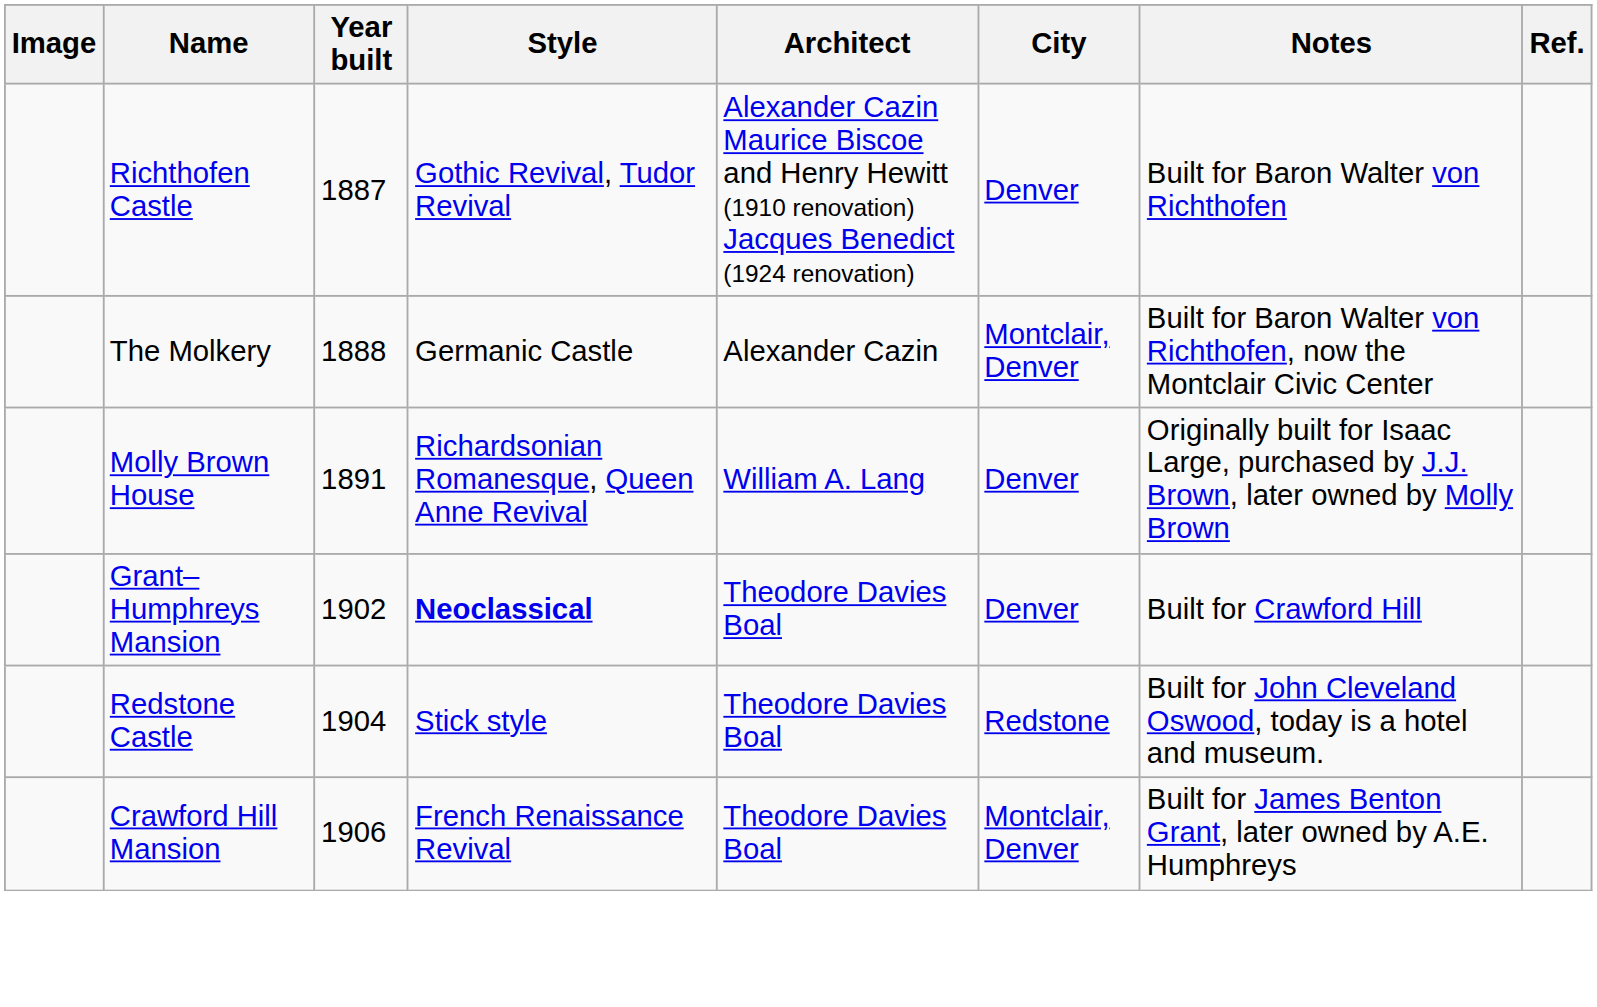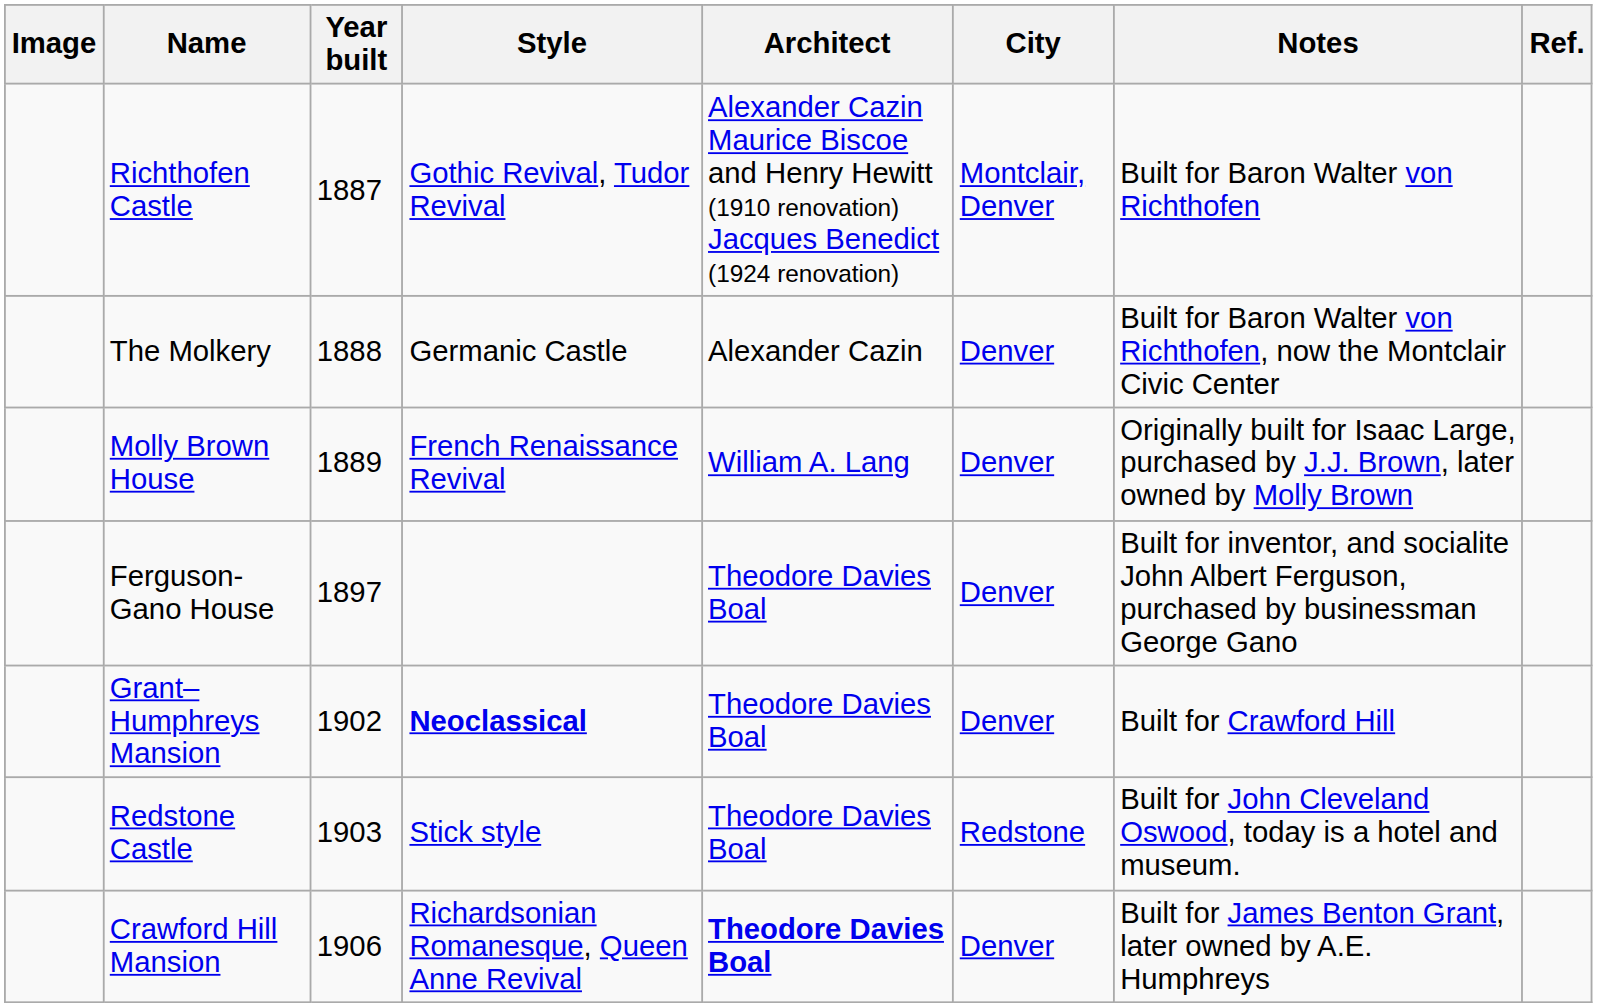(1032, 189) Denver -> (1022, 189) Montclair, Denver
(1047, 351) Montclair, Denver -> (1007, 351) Denver
(354, 479) 1891 -> (349, 463) 1889
(554, 479) Richardsonian Romanesque, Queen Anne Revival -> (544, 463) French Renaissance Revival
+ row: (192, 592)
(354, 721) 1904 -> (349, 833) 1903
(549, 833) French Renaissance Revival -> (549, 945) Richardsonian Romanesque, Queen Anne Revival
(835, 833) normal -> (826, 945) bold
(1047, 833) Montclair, Denver -> (1007, 945) Denver
